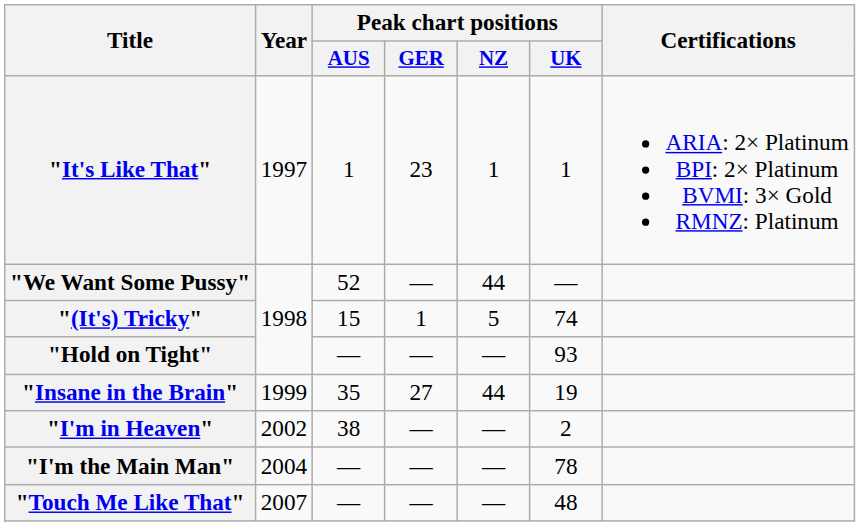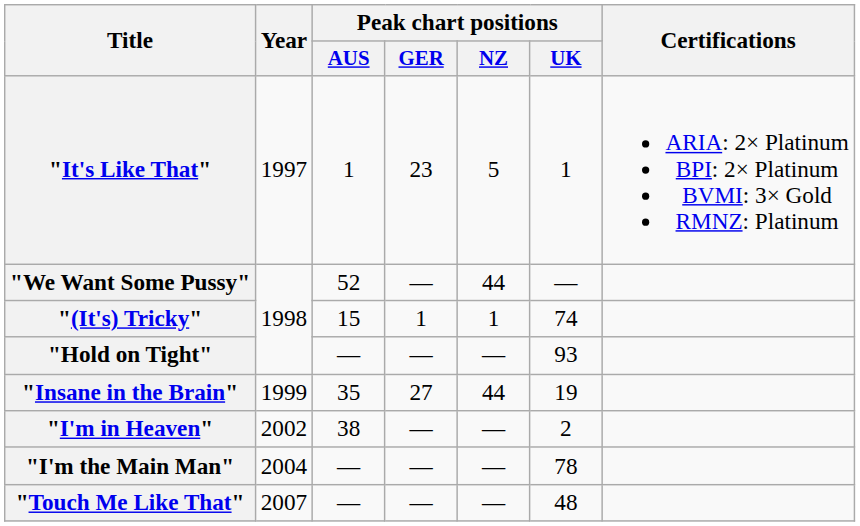(494, 169) 1 -> (494, 169) 5
(494, 318) 5 -> (494, 318) 1
